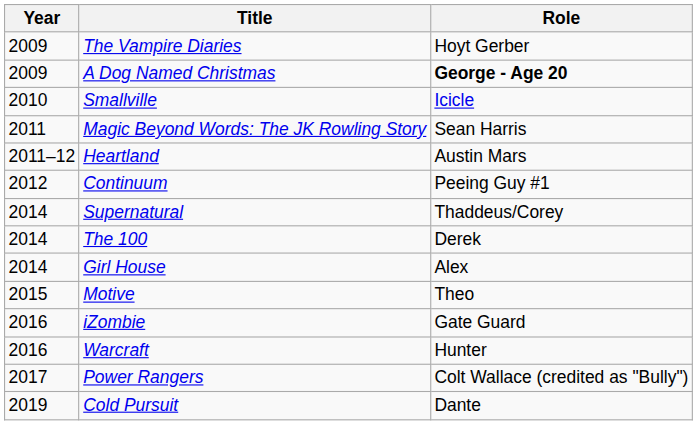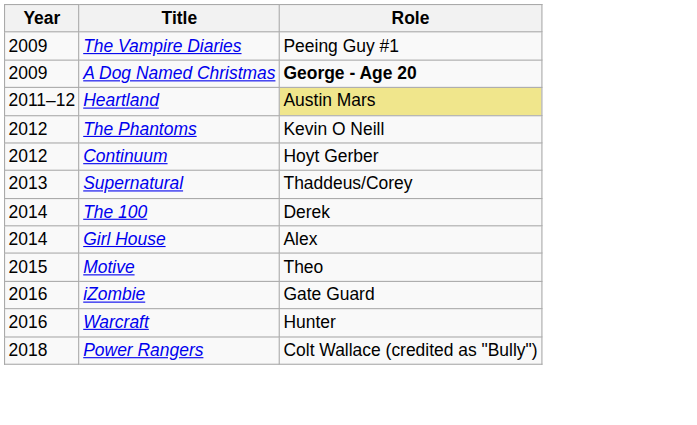(482, 45) Hoyt Gerber -> (341, 45) Peeing Guy #1
- row: (120, 101)
- row: (255, 128)
(480, 156) no background -> (330, 101) khaki background
+ row: (140, 128)
(492, 184) Peeing Guy #1 -> (331, 156) Hoyt Gerber
(28, 211) 2014 -> (28, 184) 2013
(28, 377) 2017 -> (28, 350) 2018
- row: (131, 405)
